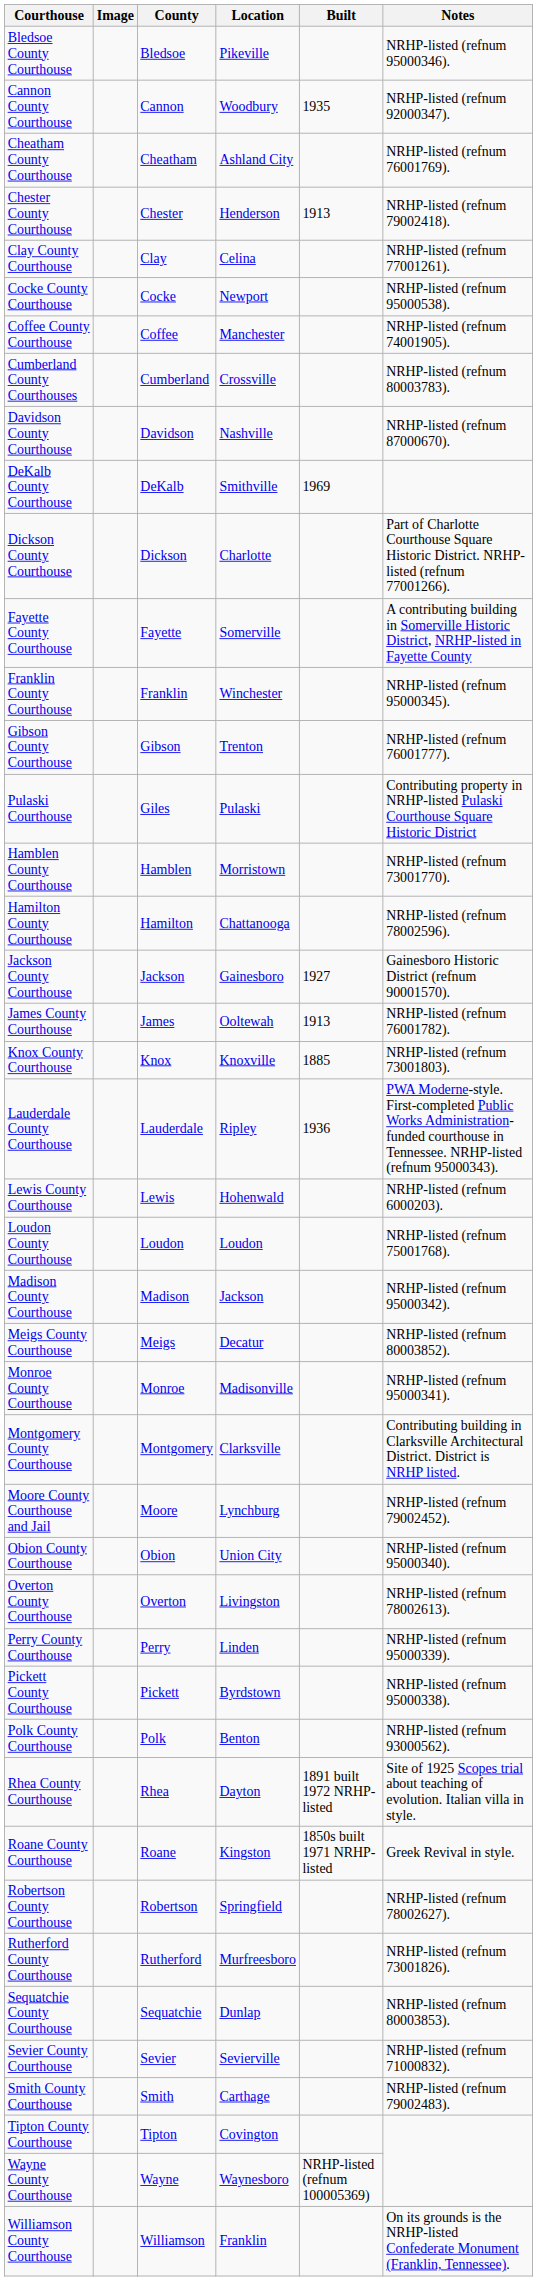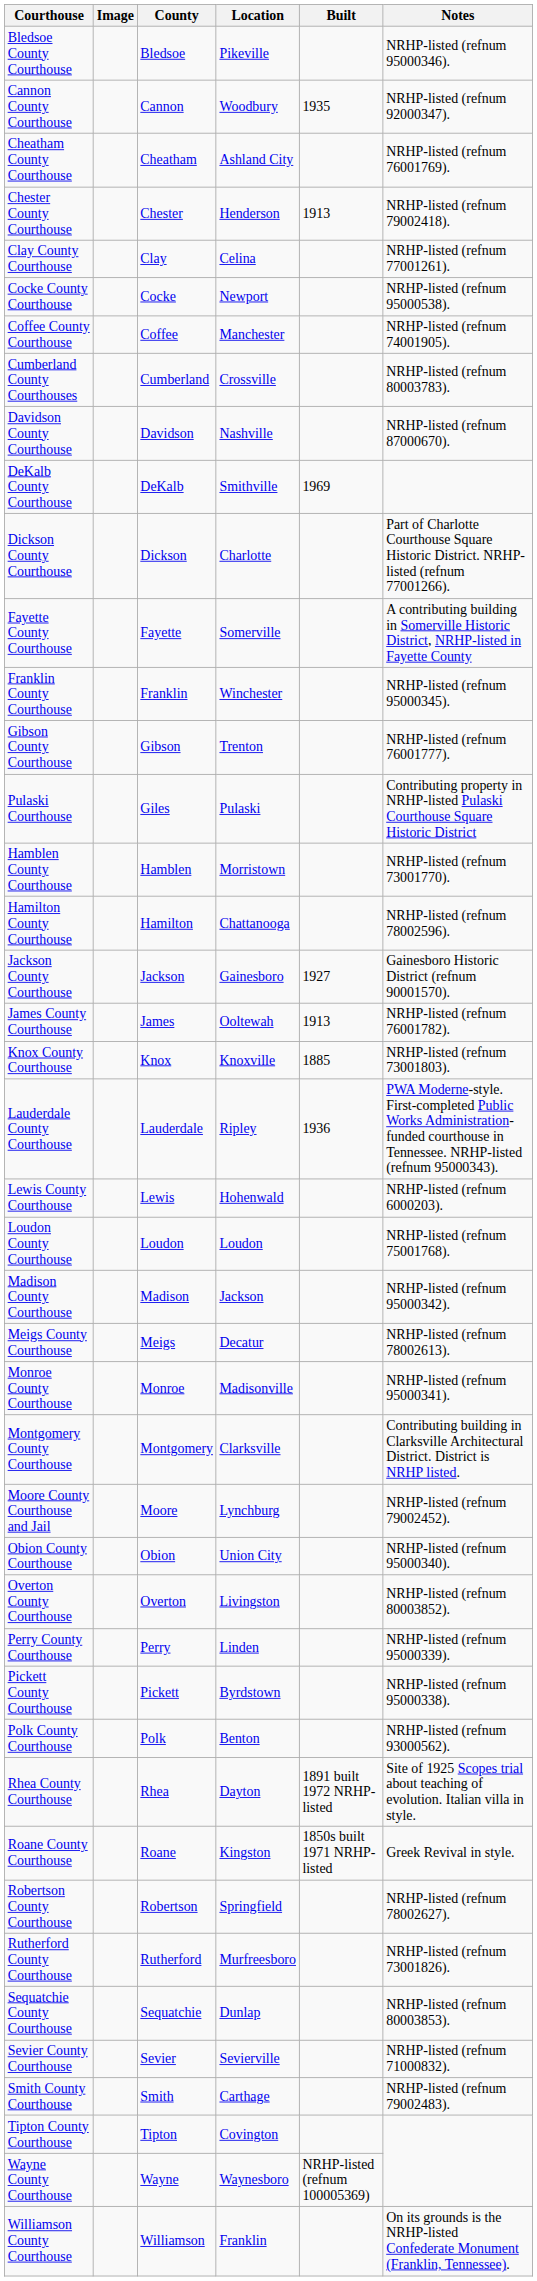(446, 1342) NRHP-listed (refnum 80003852). -> (446, 1342) NRHP-listed (refnum 78002613).
(446, 1601) NRHP-listed (refnum 78002613). -> (446, 1601) NRHP-listed (refnum 80003852).
